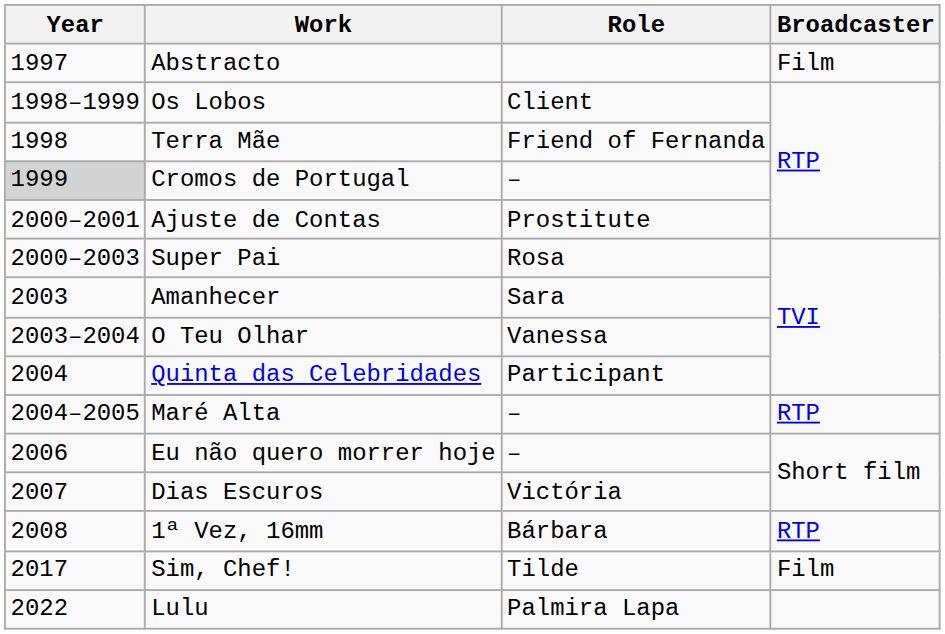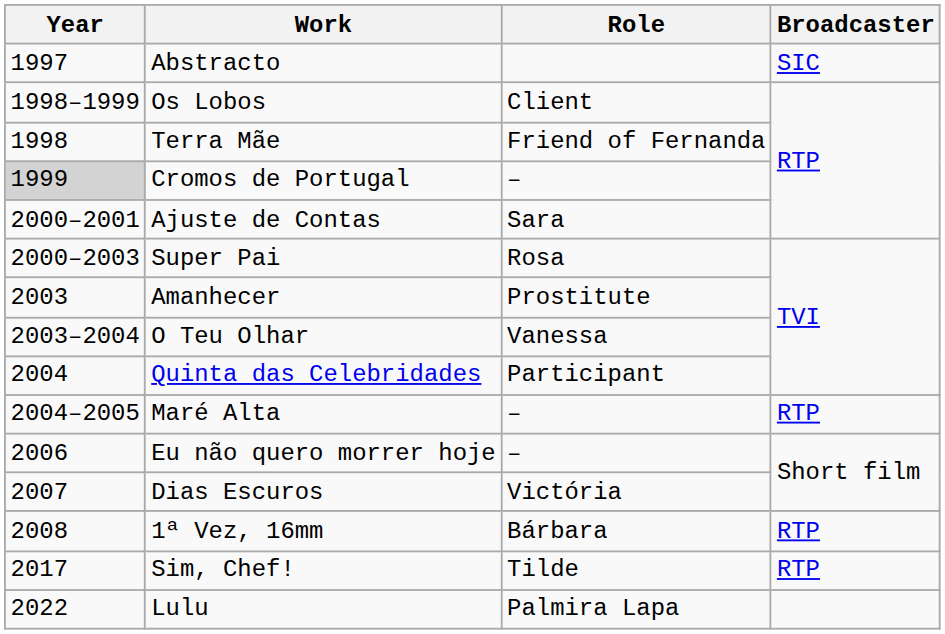(806, 63) Film -> (798, 63) SIC
(579, 219) Prostitute -> (536, 219) Sara
(536, 297) Sara -> (579, 297) Prostitute
(806, 570) Film -> (798, 570) RTP
